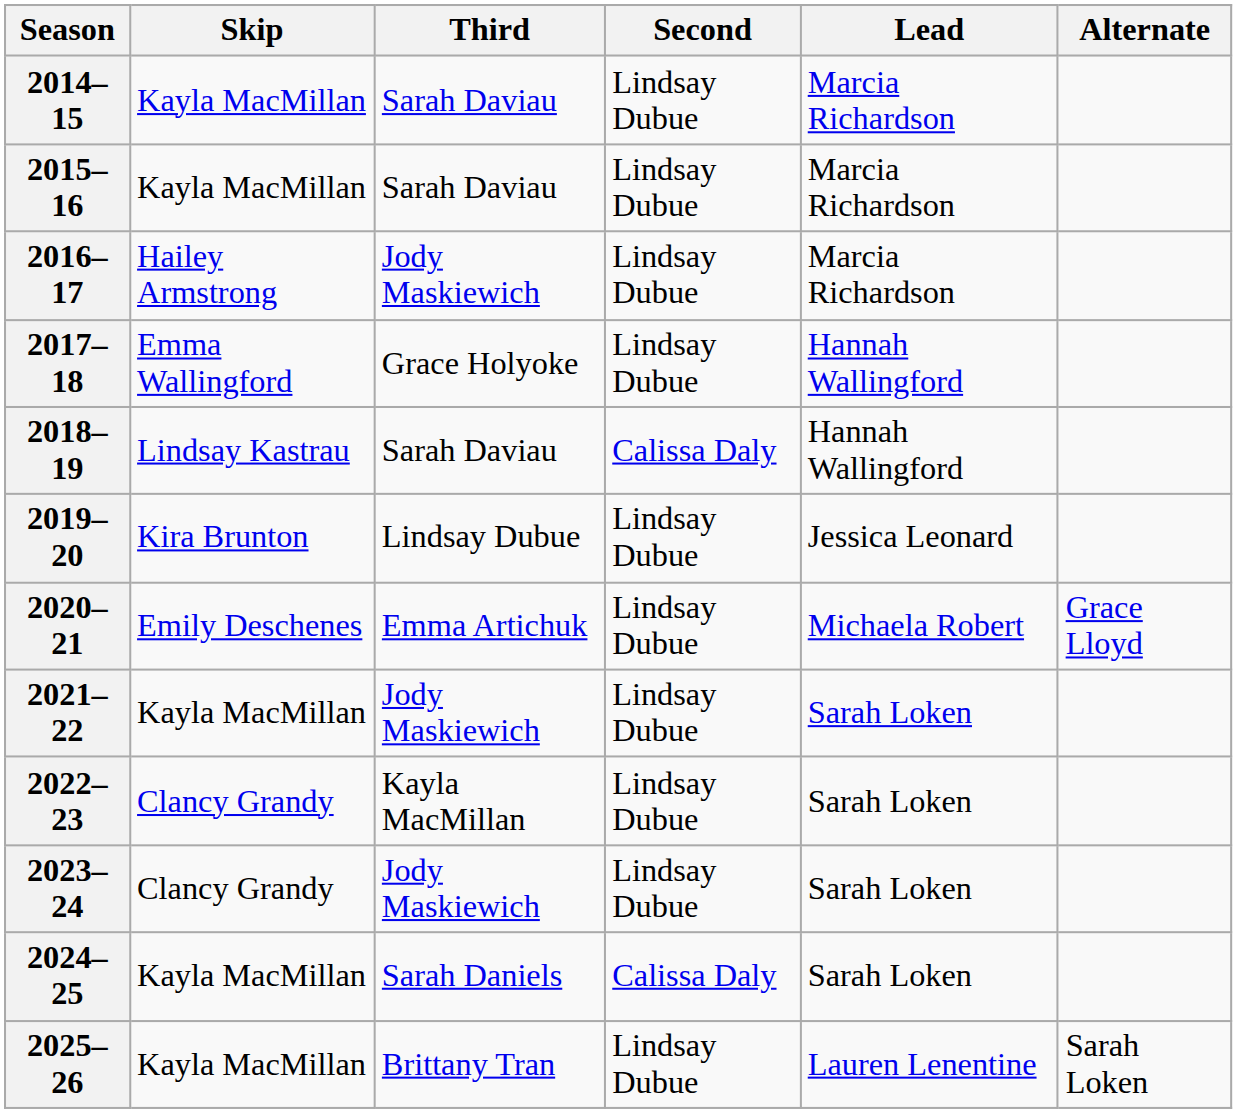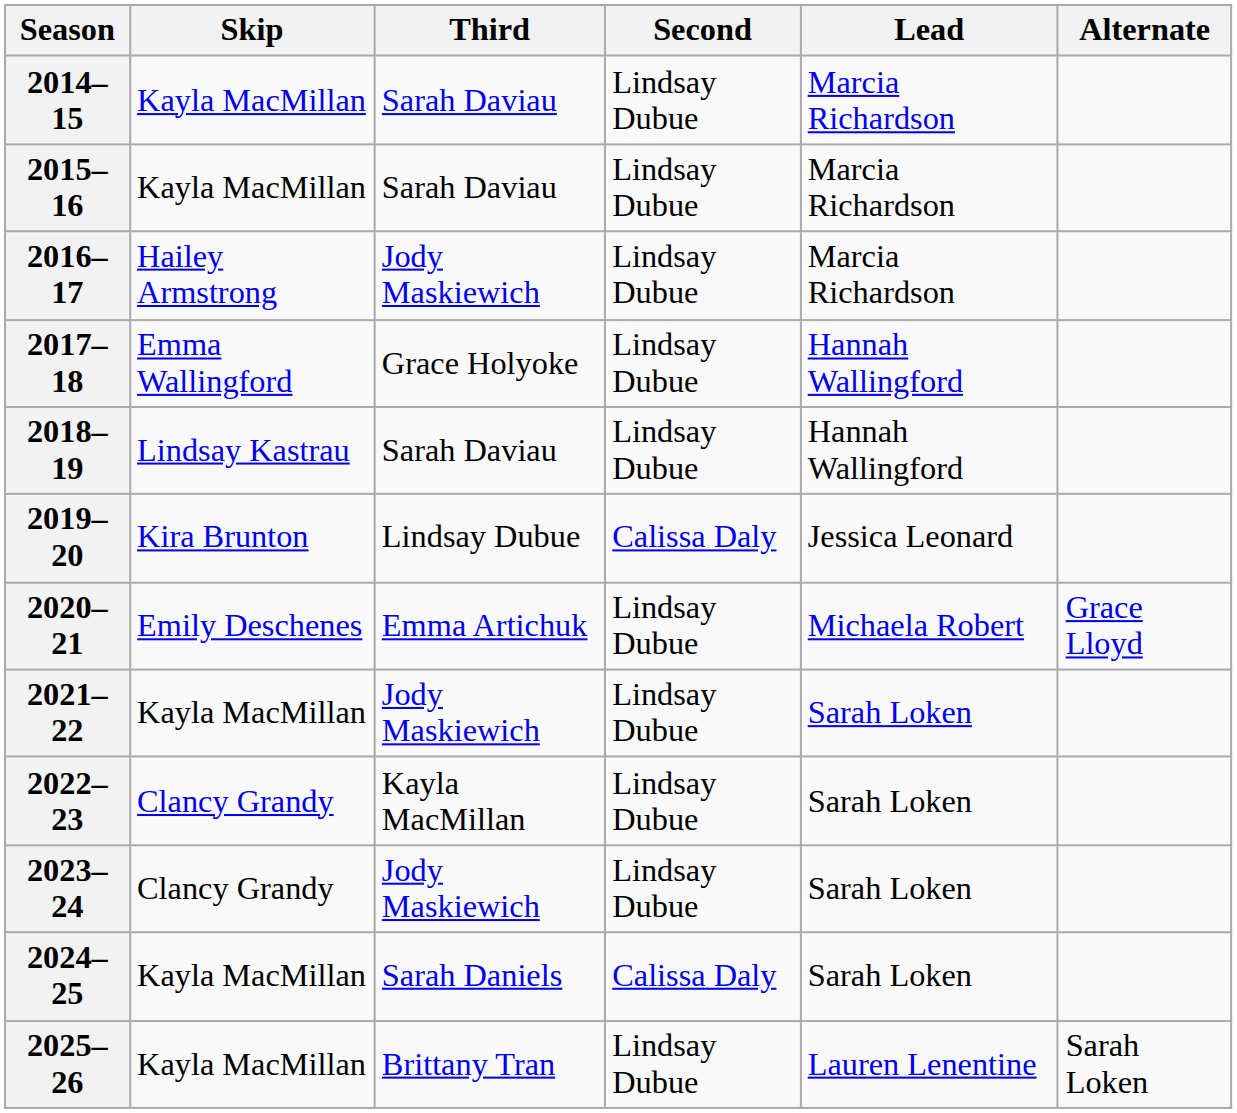(694, 450) Calissa Daly -> (664, 450) Lindsay Dubue
(664, 537) Lindsay Dubue -> (694, 537) Calissa Daly
